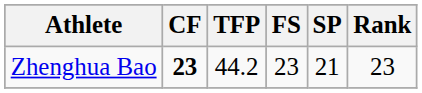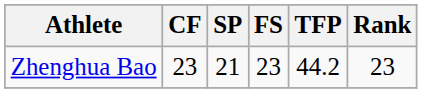columns swapped: (327, 25) <-> (237, 25)
(185, 66) bold -> (185, 66) normal
